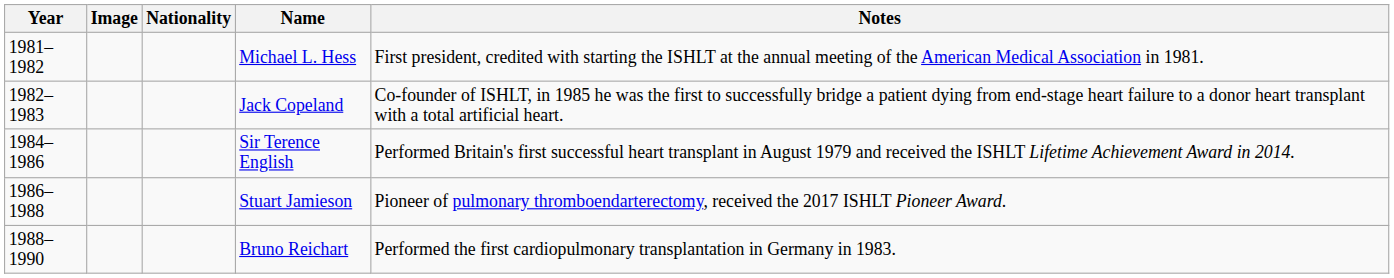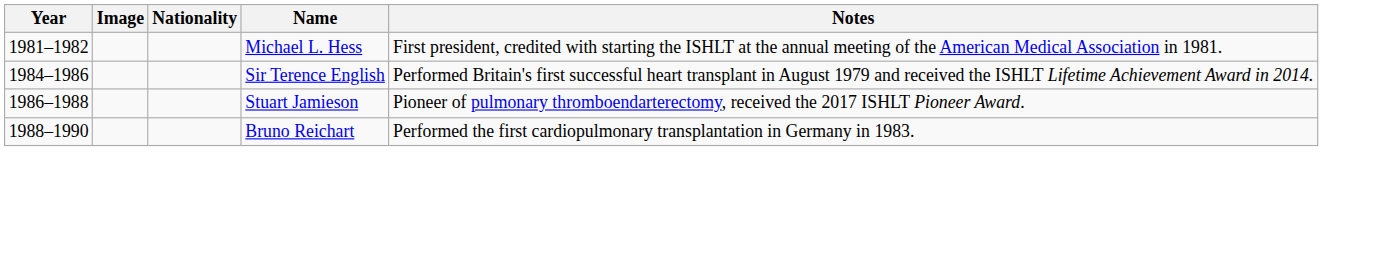- row: (291, 104)
